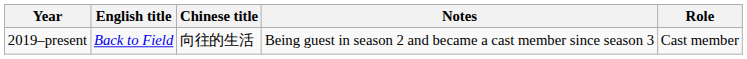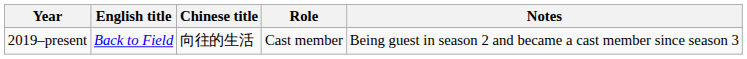columns swapped: (700, 16) <-> (459, 16)
